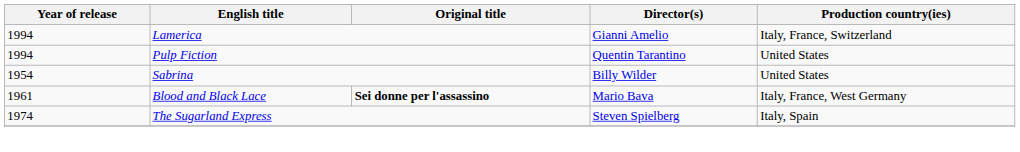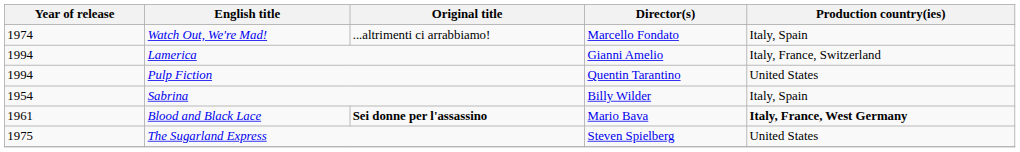+ row: (207, 34)
(795, 75) United States -> (779, 95) Italy, Spain
(833, 95) normal -> (828, 116) bold
(20, 116) 1974 -> (20, 136) 1975
(789, 116) Italy, Spain -> (784, 136) United States
